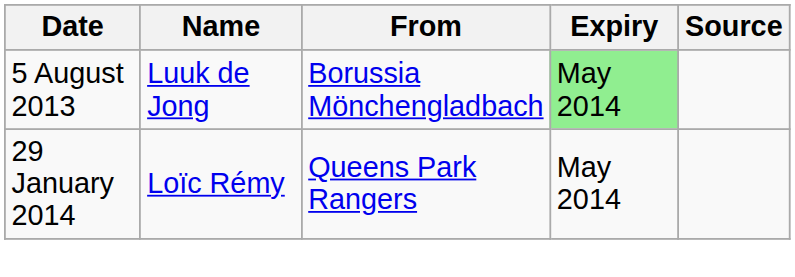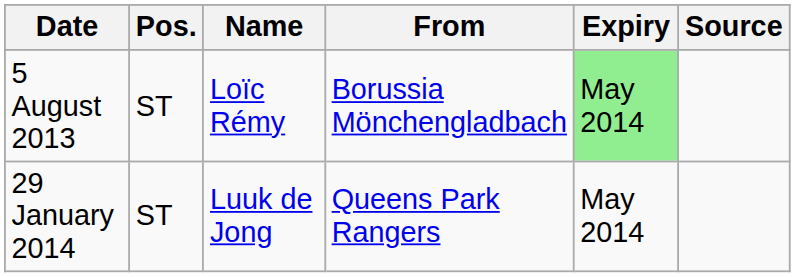+ column: (166, 27)
(198, 89) Luuk de Jong -> (248, 105) Loïc Rémy
(216, 183) Loïc Rémy -> (261, 215) Luuk de Jong
